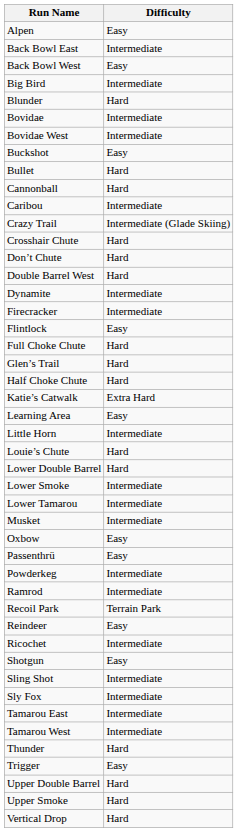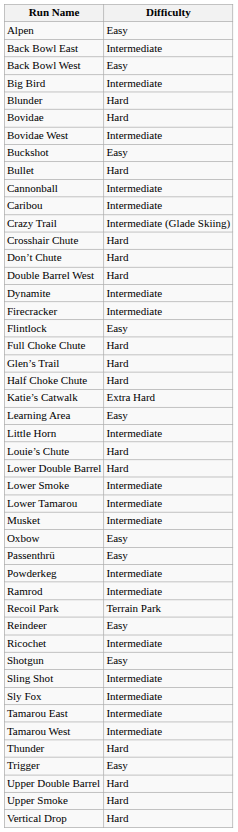(134, 118) Intermediate -> (117, 118) Hard
(117, 188) Hard -> (134, 188) Intermediate
